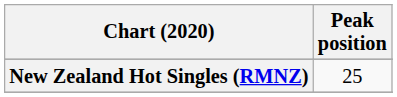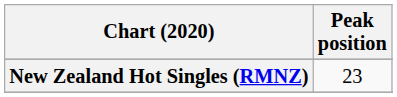(352, 75) 25 -> (352, 75) 23
